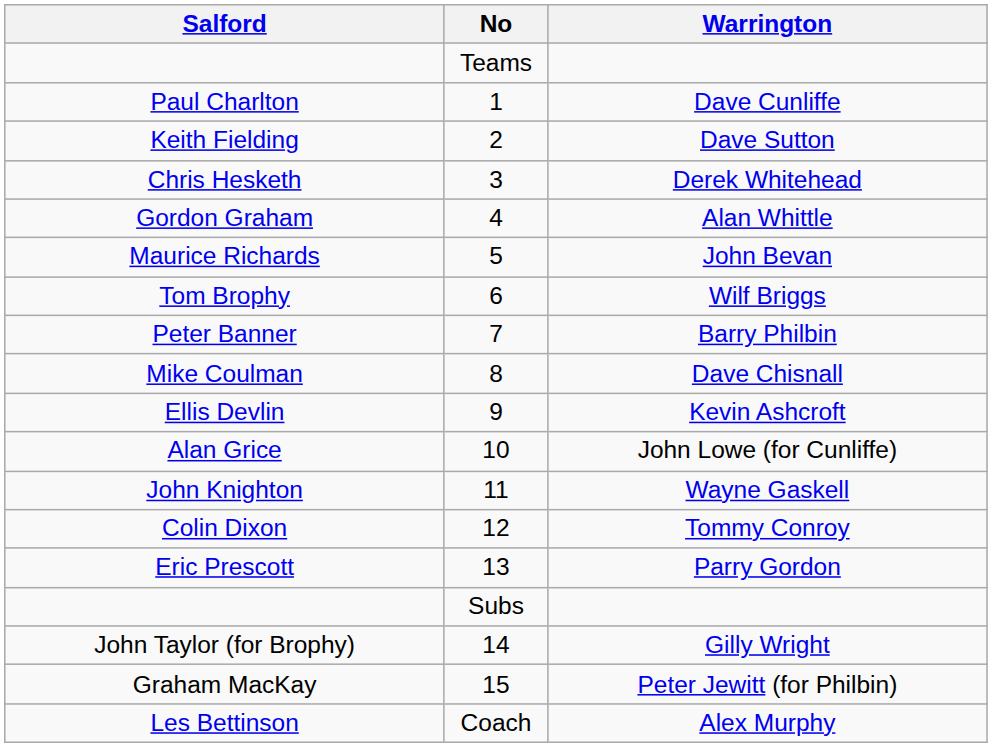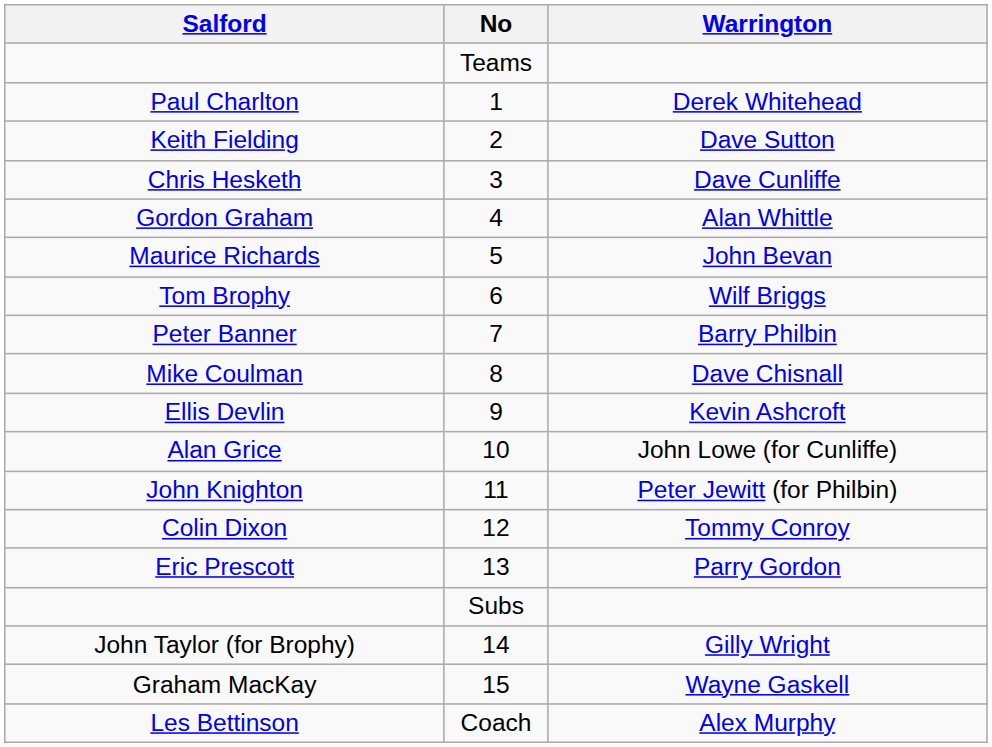(767, 101) Dave Cunliffe -> (767, 101) Derek Whitehead
(767, 179) Derek Whitehead -> (767, 179) Dave Cunliffe
(767, 489) Wayne Gaskell -> (767, 489) Peter Jewitt (for Philbin)
(767, 683) Peter Jewitt (for Philbin) -> (767, 683) Wayne Gaskell
